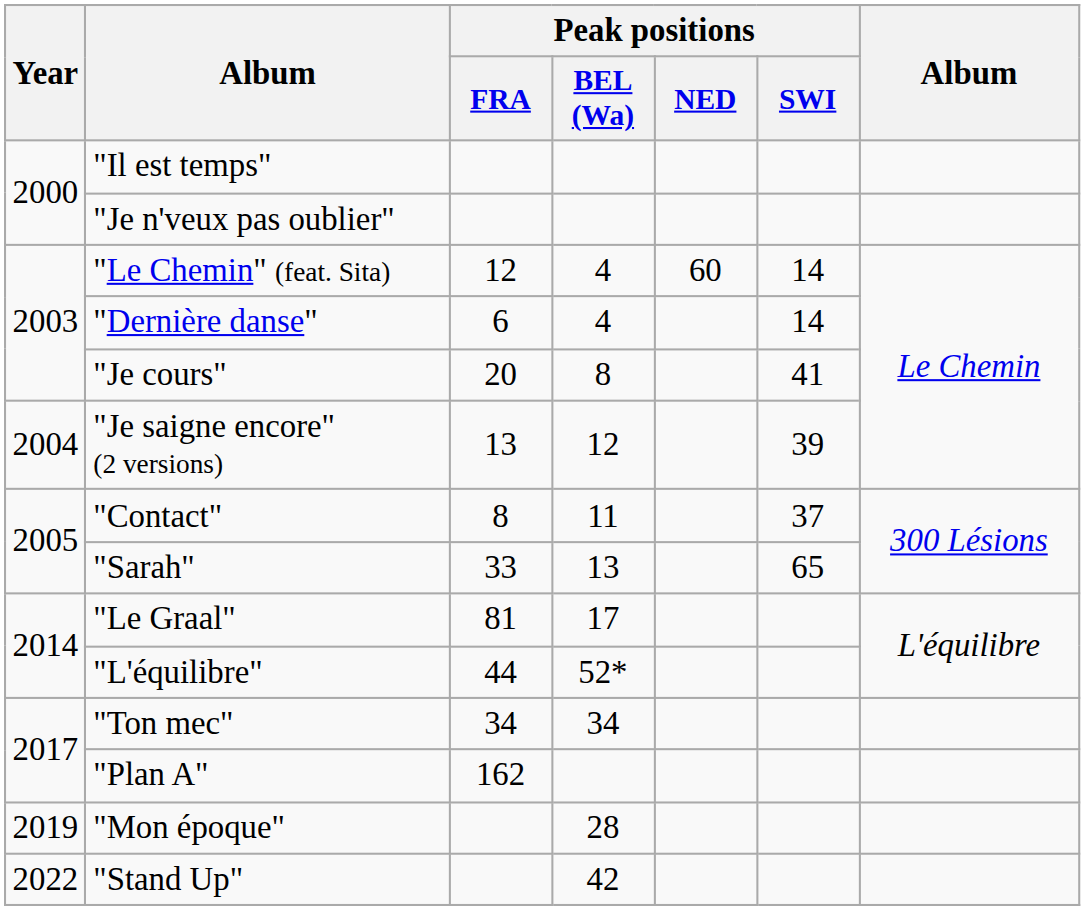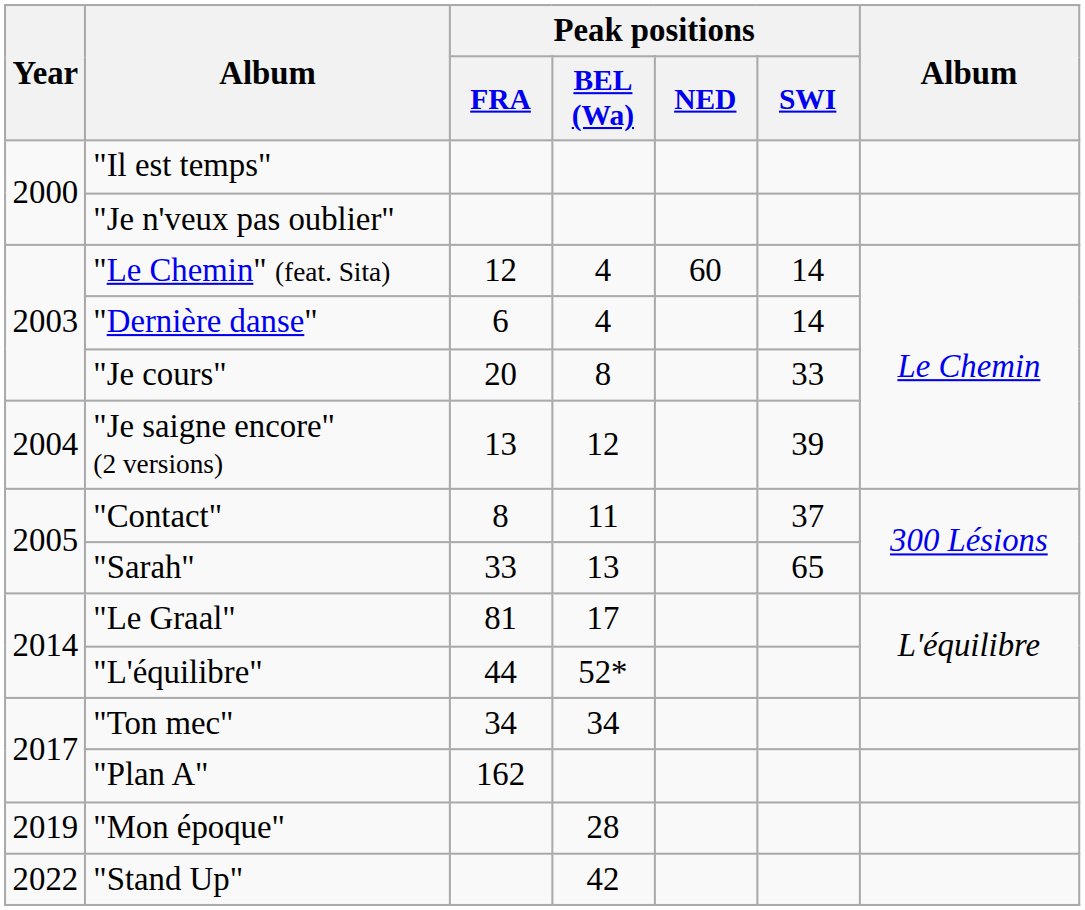(808, 374) 41 -> (808, 374) 33
